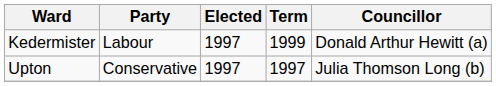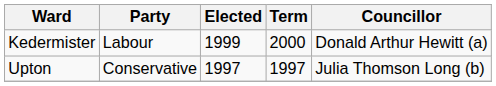(223, 42) 1997 -> (223, 42) 1999
(287, 42) 1999 -> (287, 42) 2000
